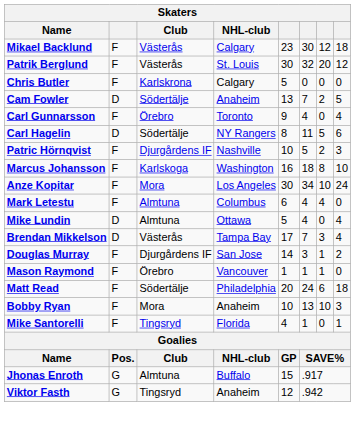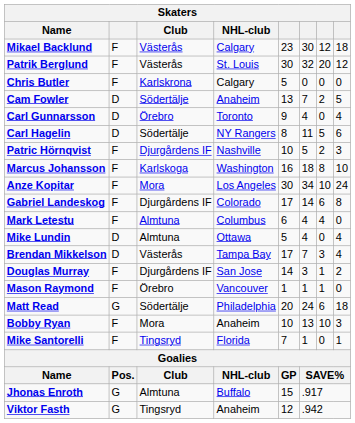(115, 116) F -> (116, 116) D
+ row: (56, 202)
(115, 289) F -> (116, 306) G
(284, 323) 4 -> (284, 340) 7
